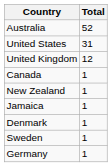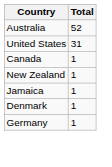- row: (42, 59)
- row: (25, 138)
